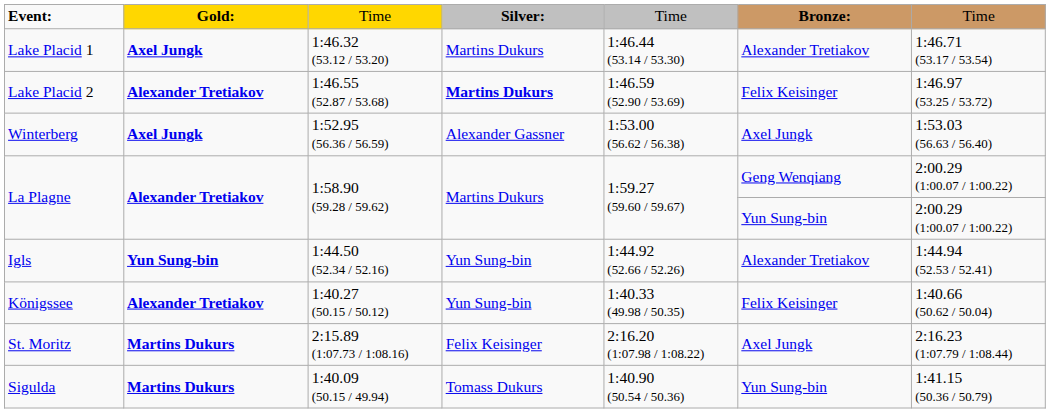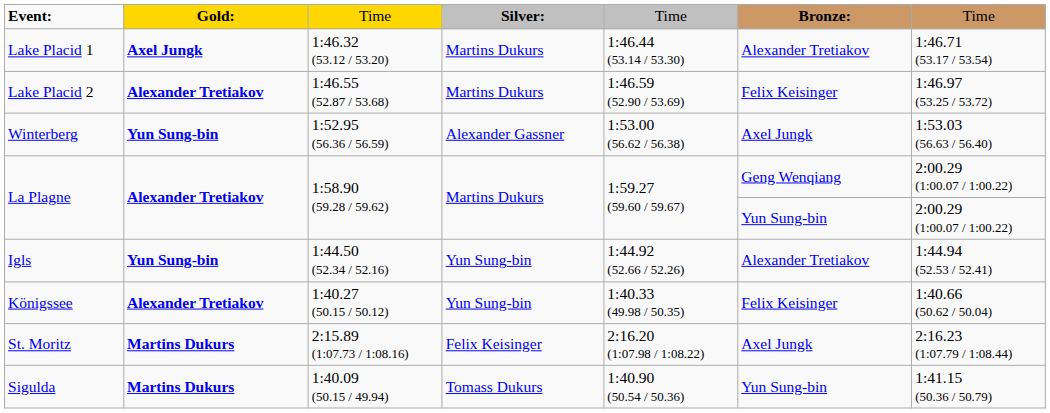(499, 92) bold -> (495, 92) normal
(165, 134) Axel Jungk -> (173, 134) Yun Sung-bin
